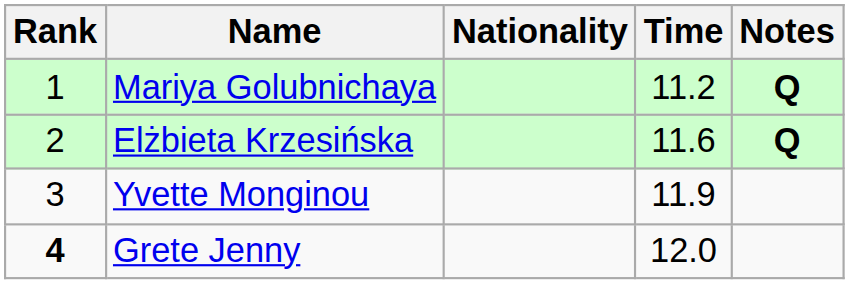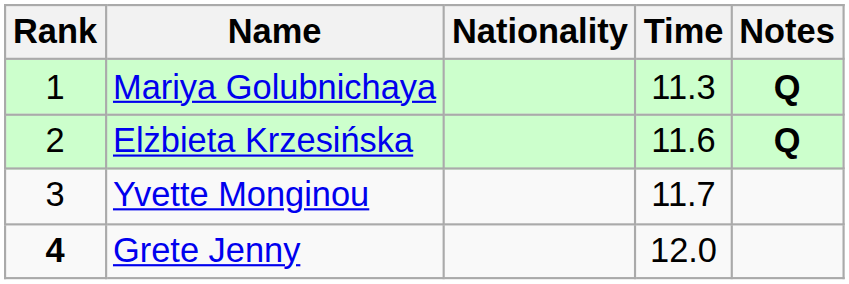(684, 86) 11.2 -> (684, 86) 11.3
(684, 195) 11.9 -> (684, 195) 11.7
